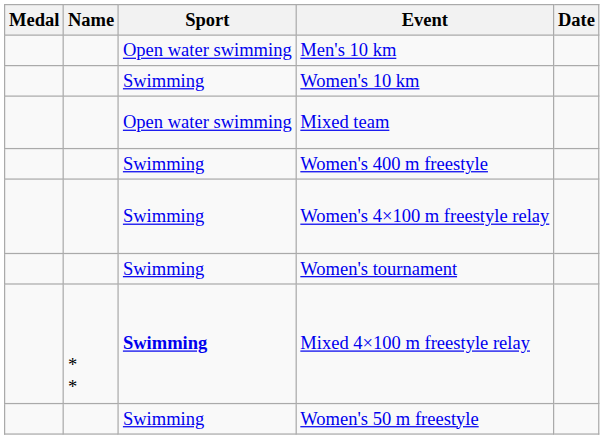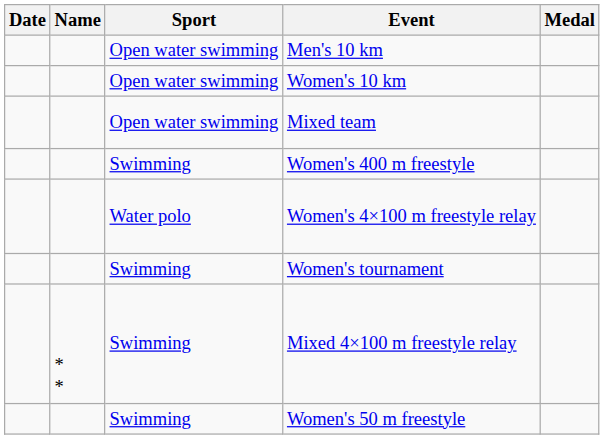columns swapped: (34, 19) <-> (576, 19)
(164, 81) Swimming -> (194, 81) Open water swimming
(164, 216) Swimming -> (150, 216) Water polo
(165, 343) bold -> (150, 343) normal
